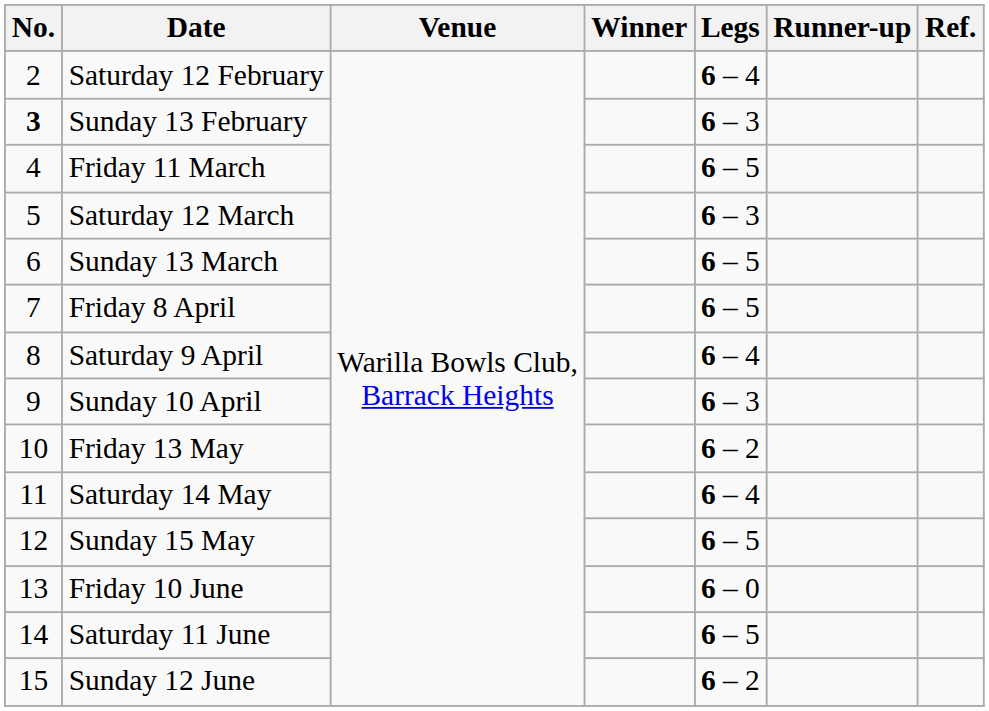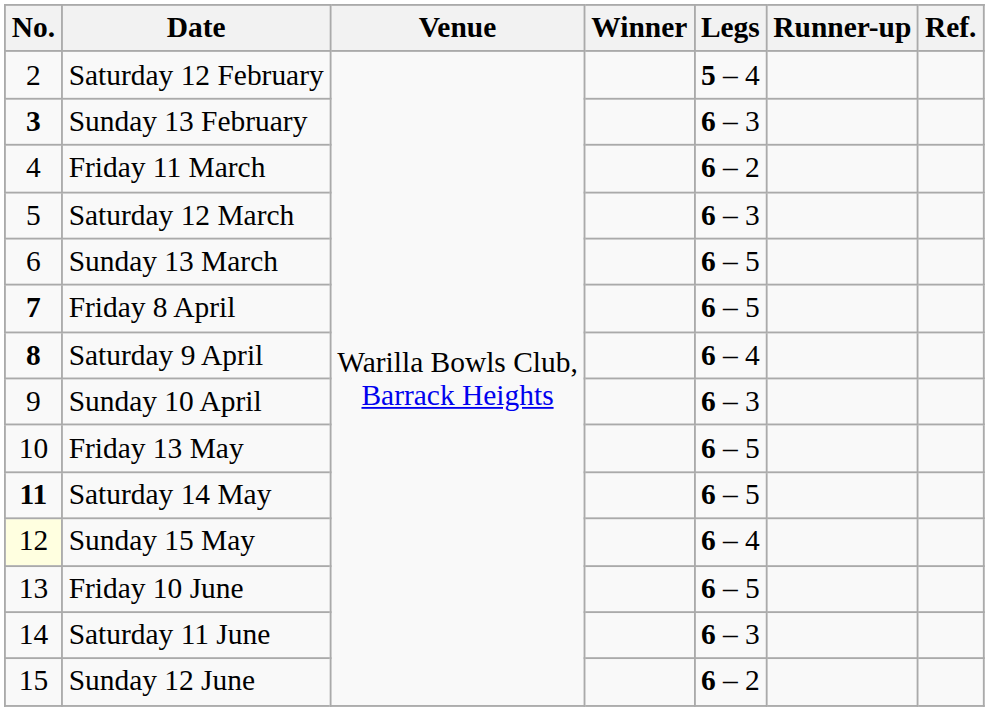(730, 74) 6 – 4 -> (730, 74) 5 – 4
(730, 167) 6 – 5 -> (730, 167) 6 – 2
(33, 307) normal -> (33, 307) bold
(33, 354) normal -> (33, 354) bold
(730, 448) 6 – 2 -> (730, 448) 6 – 5
(33, 494) normal -> (33, 494) bold
(730, 494) 6 – 4 -> (730, 494) 6 – 5
(33, 541) no background -> (33, 541) lightyellow background
(730, 541) 6 – 5 -> (730, 541) 6 – 4
(730, 588) 6 – 0 -> (730, 588) 6 – 5
(730, 634) 6 – 5 -> (730, 634) 6 – 3
